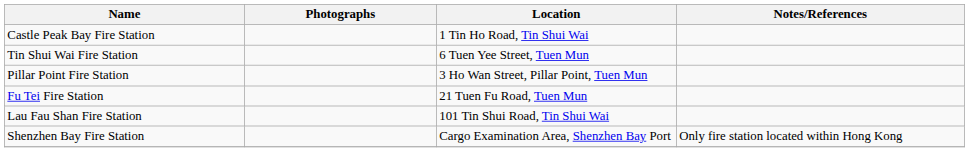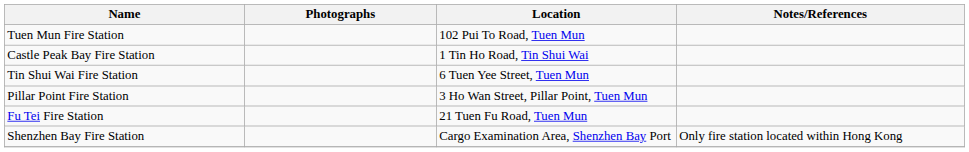+ row: (66, 34)
- row: (75, 116)
